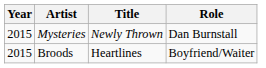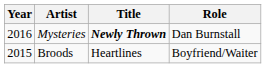(20, 33) 2015 -> (20, 33) 2016
(127, 33) normal -> (129, 33) bold
